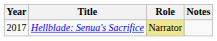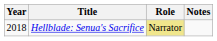(17, 28) 2017 -> (17, 28) 2018
